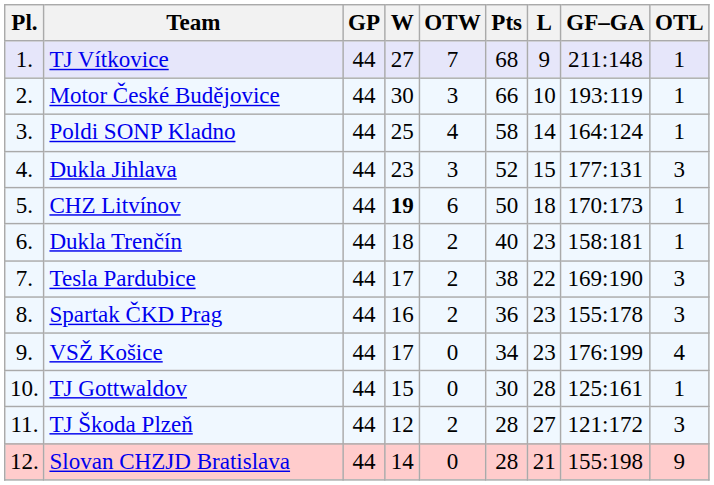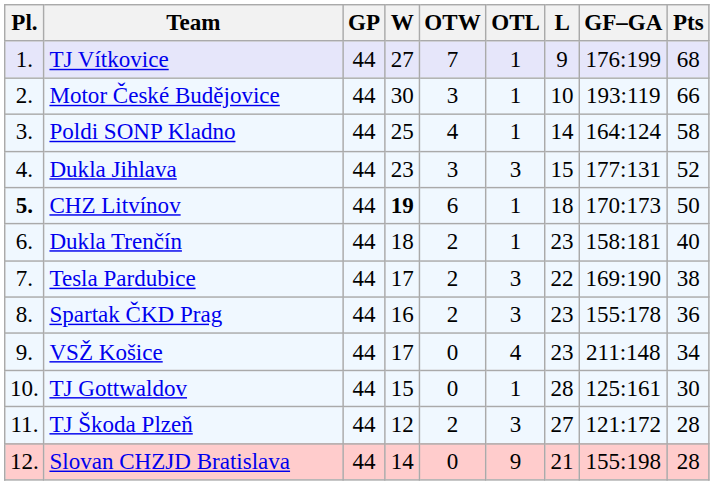columns swapped: (679, 22) <-> (507, 22)
(605, 59) 211:148 -> (623, 59) 176:199
(24, 205) normal -> (24, 205) bold
(605, 351) 176:199 -> (623, 351) 211:148
